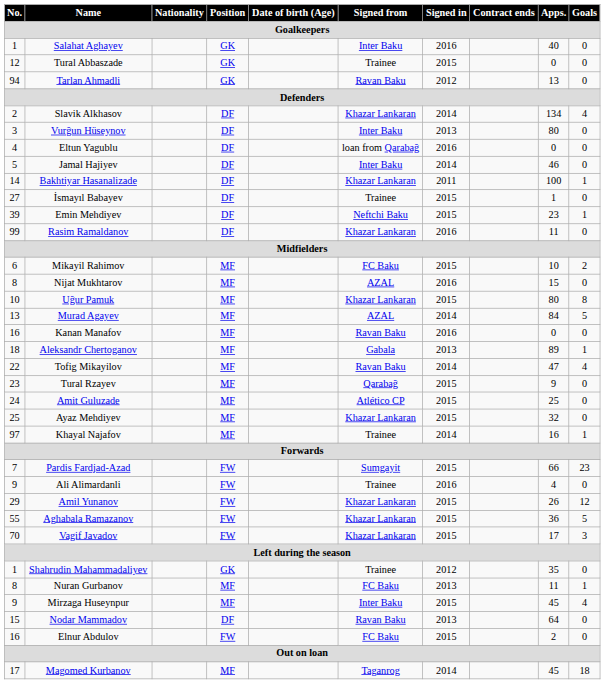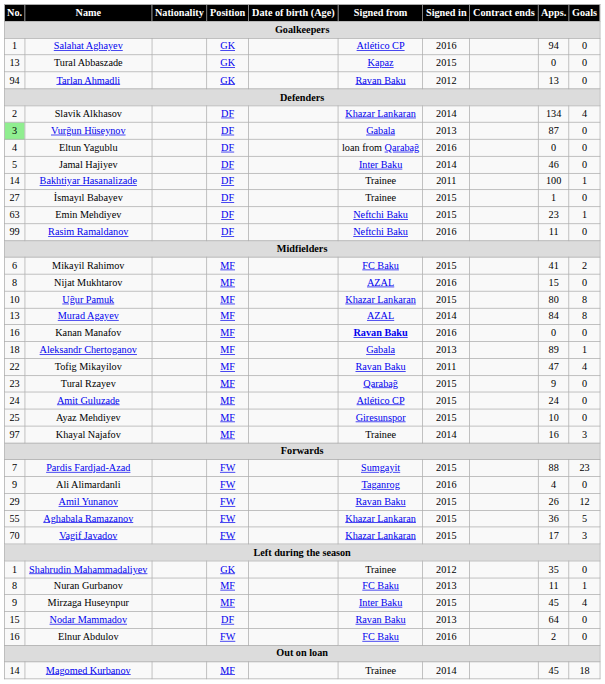(381, 47) Inter Baku -> (381, 47) Atlético CP
(554, 47) 40 -> (554, 47) 94
(15, 63) 12 -> (15, 63) 13
(381, 63) Trainee -> (381, 63) Kapaz
(15, 131) no background -> (15, 131) lightgreen background
(381, 131) Inter Baku -> (381, 131) Gabala
(554, 131) 80 -> (554, 131) 87
(381, 181) Khazar Lankaran -> (381, 181) Trainee
(15, 215) 39 -> (15, 215) 63
(381, 232) Khazar Lankaran -> (381, 232) Neftchi Baku
(554, 266) 10 -> (554, 266) 41
(585, 316) 5 -> (585, 316) 8
(381, 333) normal -> (381, 333) bold
(446, 367) 2014 -> (446, 367) 2011
(554, 401) 25 -> (554, 401) 24
(381, 418) Khazar Lankaran -> (381, 418) Giresunspor
(554, 418) 32 -> (554, 418) 10
(585, 434) 1 -> (585, 434) 3
(554, 468) 66 -> (554, 468) 88
(381, 485) Trainee -> (381, 485) Taganrog
(381, 502) Khazar Lankaran -> (381, 502) Ravan Baku
(446, 637) 2015 -> (446, 637) 2016
(15, 670) 17 -> (15, 670) 14
(381, 670) Taganrog -> (381, 670) Trainee
